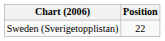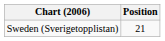(140, 28) 22 -> (140, 28) 21
